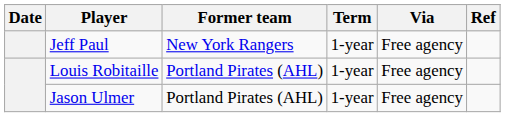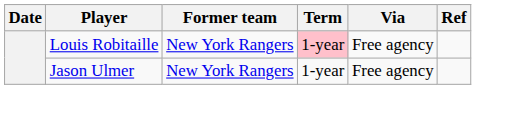- row: (79, 44)
(245, 71) Portland Pirates (AHL) -> (230, 44) New York Rangers
(352, 71) no background -> (323, 44) pink background
(245, 97) Portland Pirates (AHL) -> (230, 71) New York Rangers
